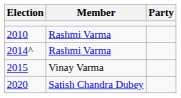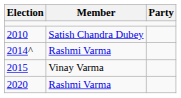(80, 34) Rashmi Varma -> (96, 34) Satish Chandra Dubey
(96, 84) Satish Chandra Dubey -> (80, 84) Rashmi Varma
